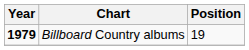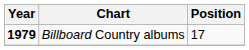(198, 34) 19 -> (198, 34) 17
